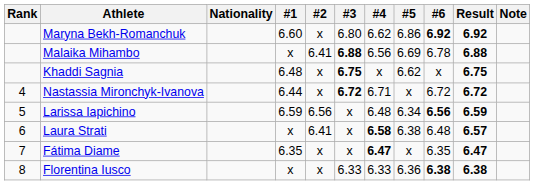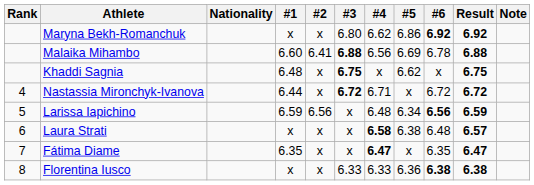(290, 33) 6.60 -> (290, 33) x
(290, 53) x -> (290, 53) 6.60
(320, 131) 6.41 -> (320, 131) x
